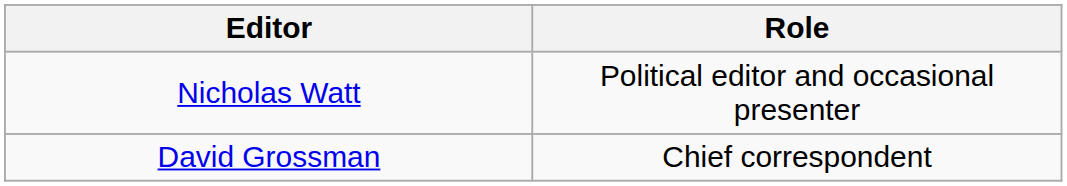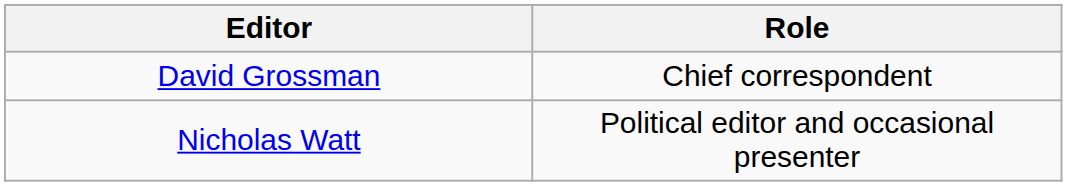rows swapped: (269, 156) <-> (269, 92)
